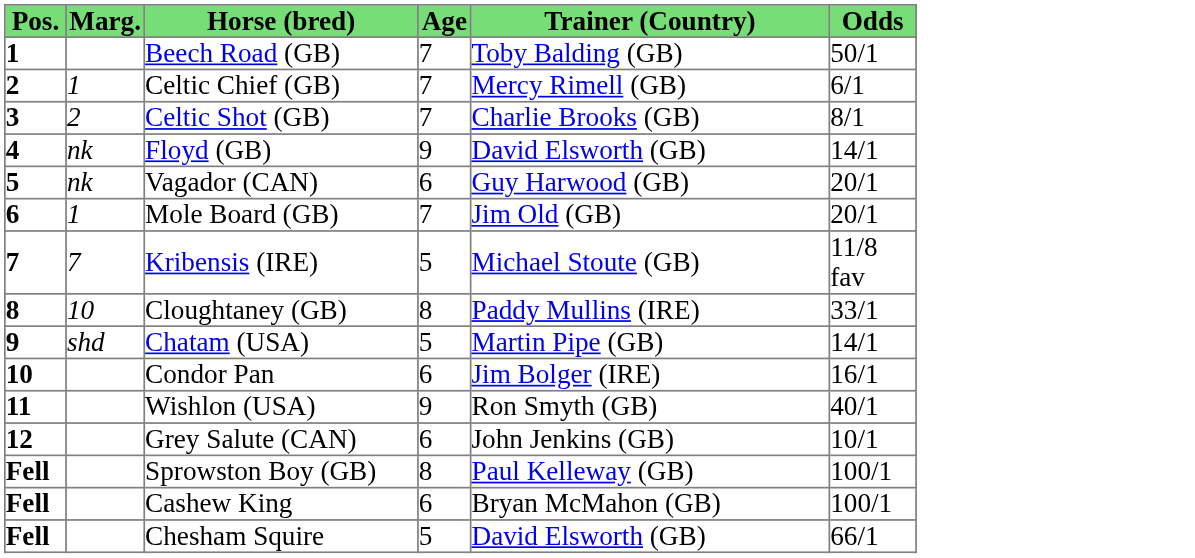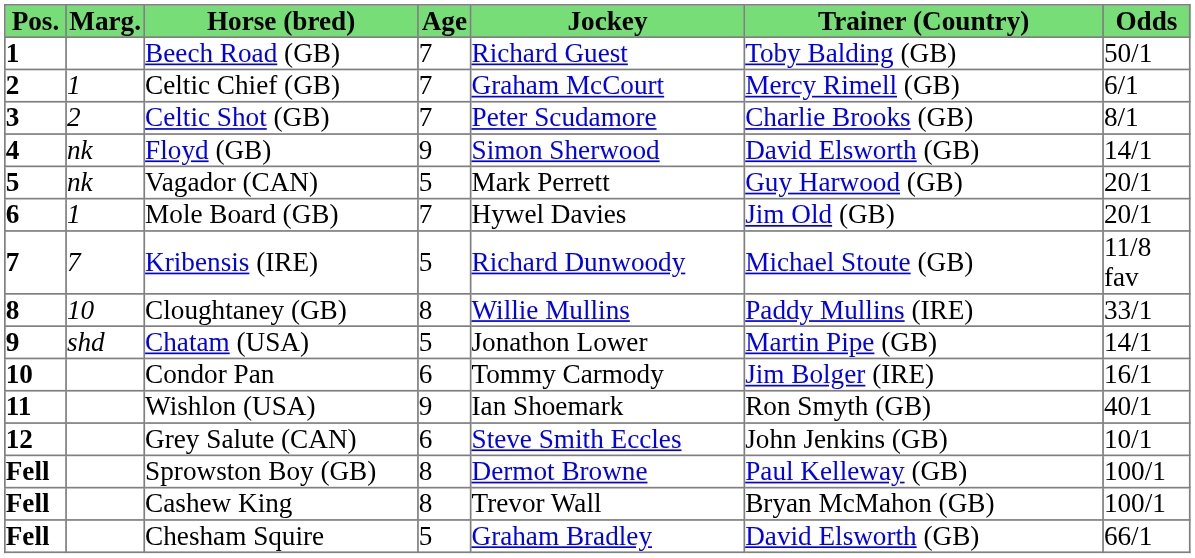+ column: (607, 20)
(426, 182) 6 -> (426, 182) 5
(426, 503) 6 -> (426, 503) 8
